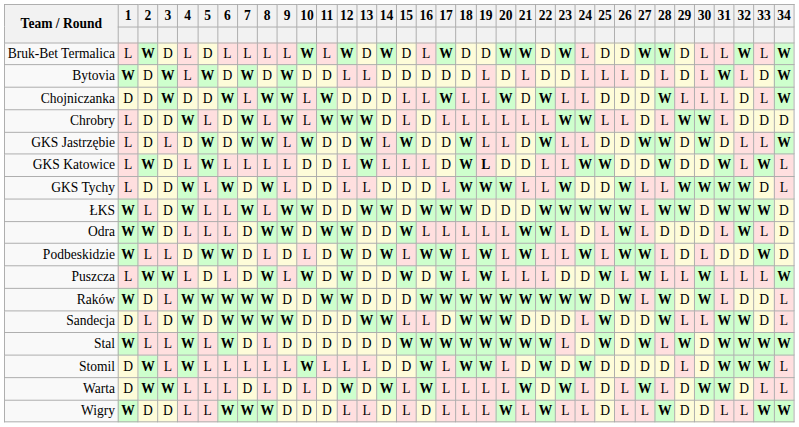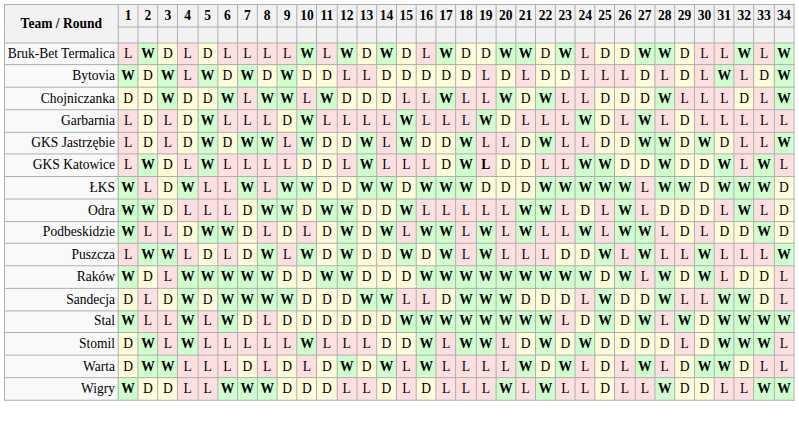- row: (92, 121)
+ row: (88, 121)
- row: (83, 188)
